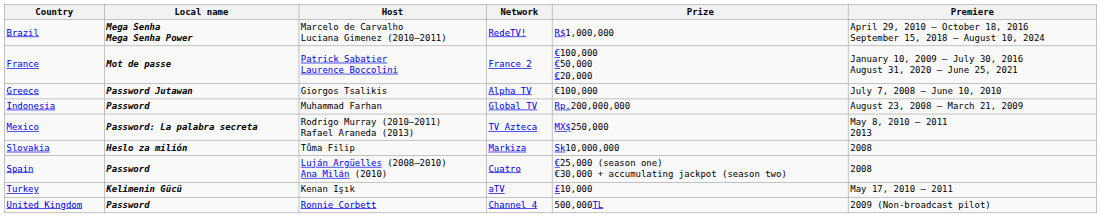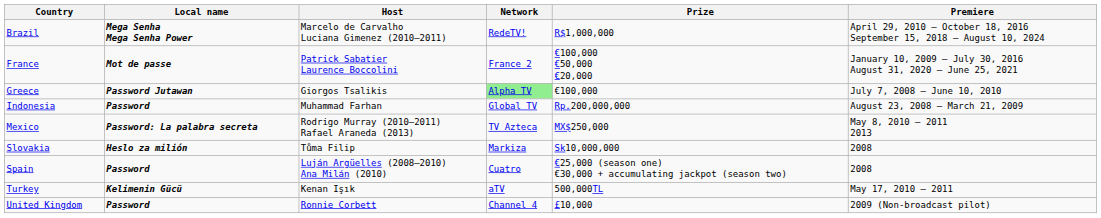(510, 91) no background -> (510, 91) lightgreen background
(573, 189) £10,000 -> (579, 189) 500,000TL
(579, 205) 500,000TL -> (573, 205) £10,000
